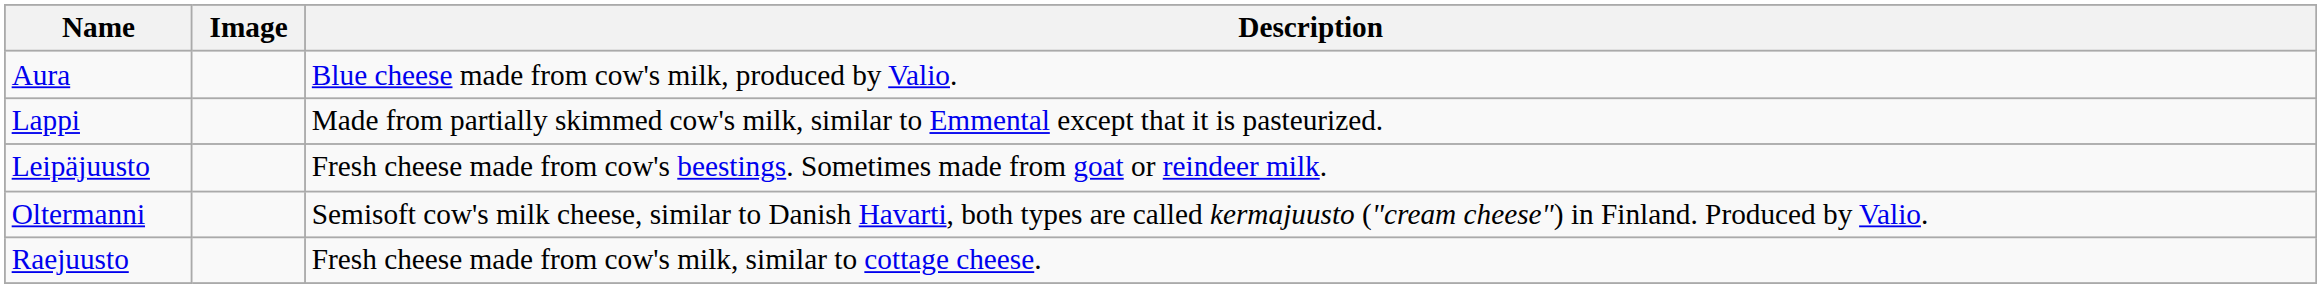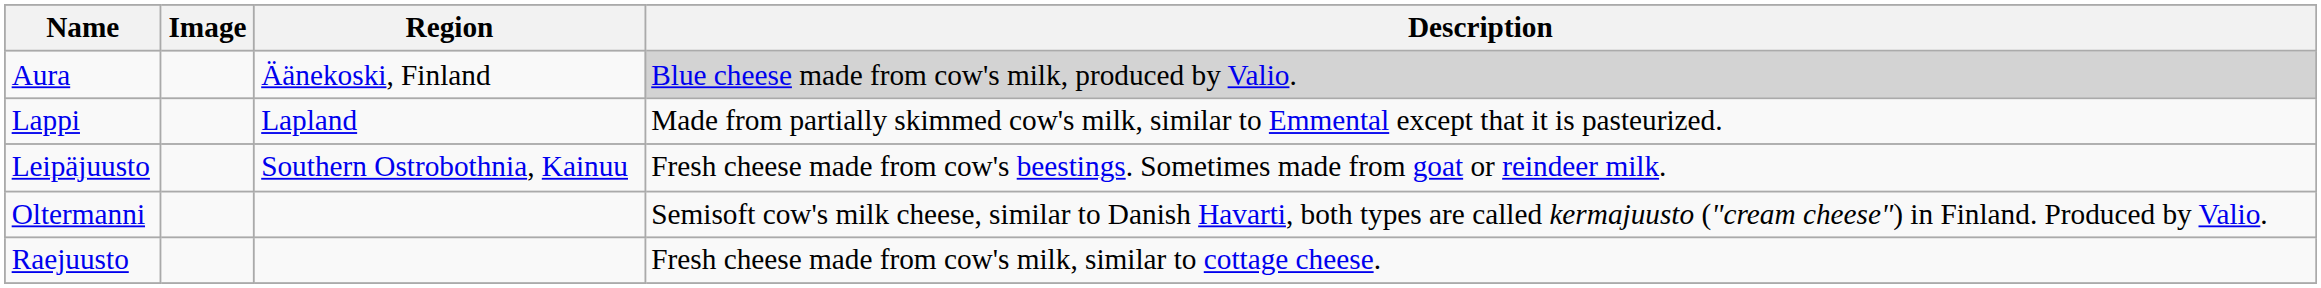+ column: (449, 27)
(635, 74) no background -> (974, 74) lightgrey background
